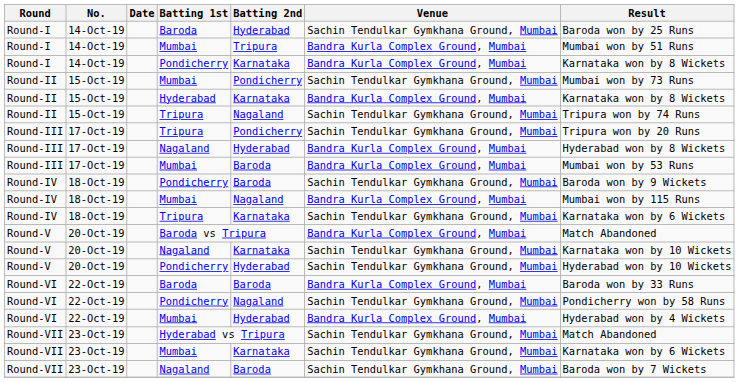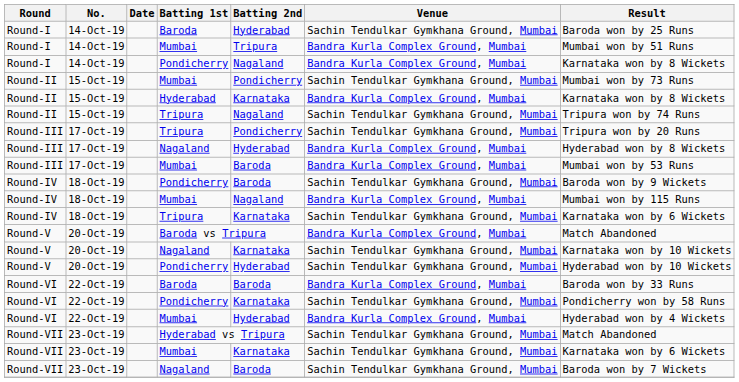(262, 64) Karnataka -> (258, 64) Nagaland
(258, 301) Nagaland -> (262, 301) Karnataka
